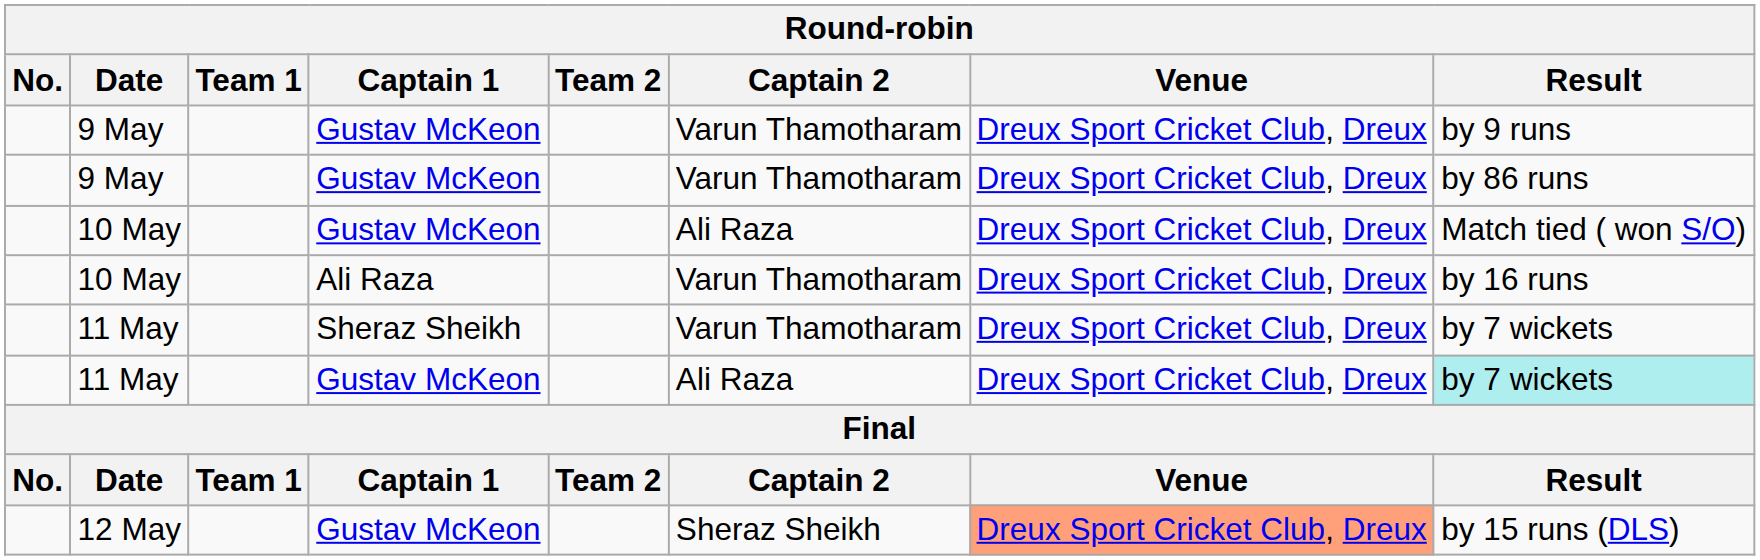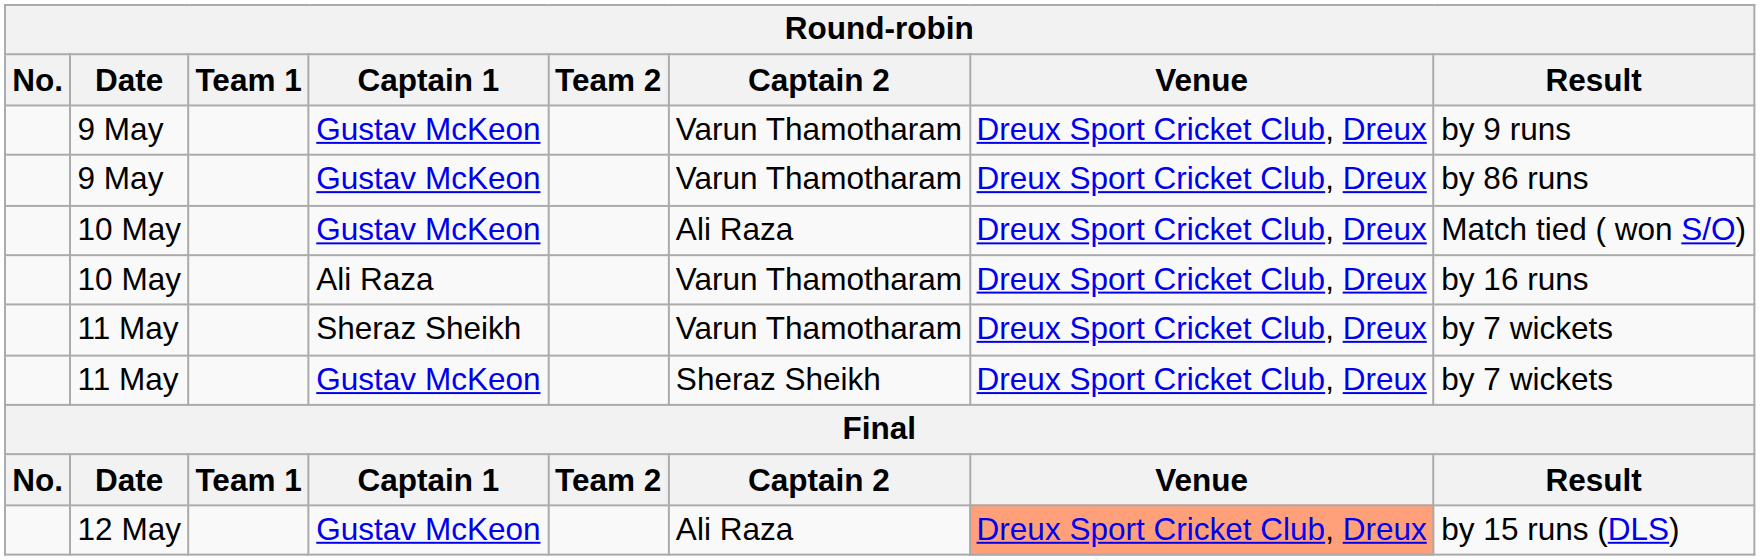(735, 379) Ali Raza -> (778, 379) Sheraz Sheikh
(1527, 379) paleturquoise background -> (1527, 379) no background
(778, 529) Sheraz Sheikh -> (735, 529) Ali Raza
